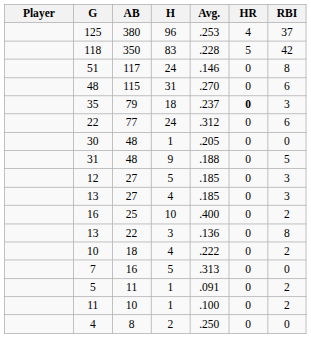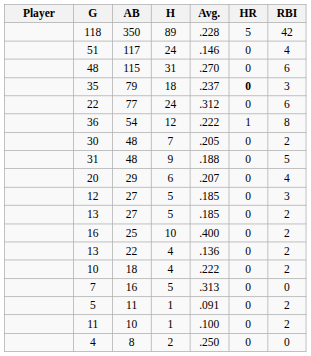- row: (93, 31)
(170, 50) 83 -> (170, 31) 89
(287, 68) 8 -> (287, 50) 4
+ row: (93, 123)
(170, 141) 1 -> (170, 141) 7
(287, 141) 0 -> (287, 141) 2
+ row: (93, 178)
(170, 196) 4 -> (170, 214) 5
(287, 196) 3 -> (287, 214) 2
(170, 232) 3 -> (170, 251) 4
(287, 232) 8 -> (287, 251) 2
